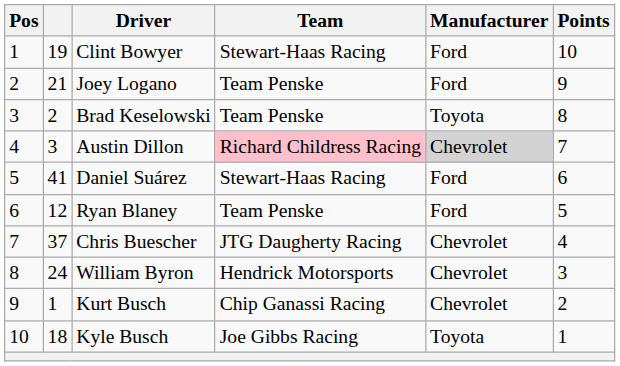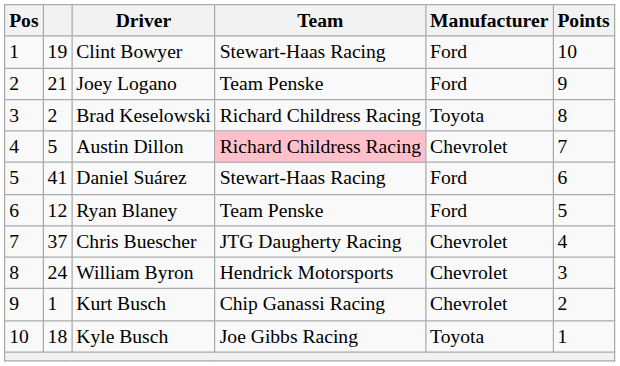(272, 114) Team Penske -> (320, 114) Richard Childress Racing
(53, 146) 3 -> (53, 146) 5
(469, 146) lightgrey background -> (469, 146) no background
